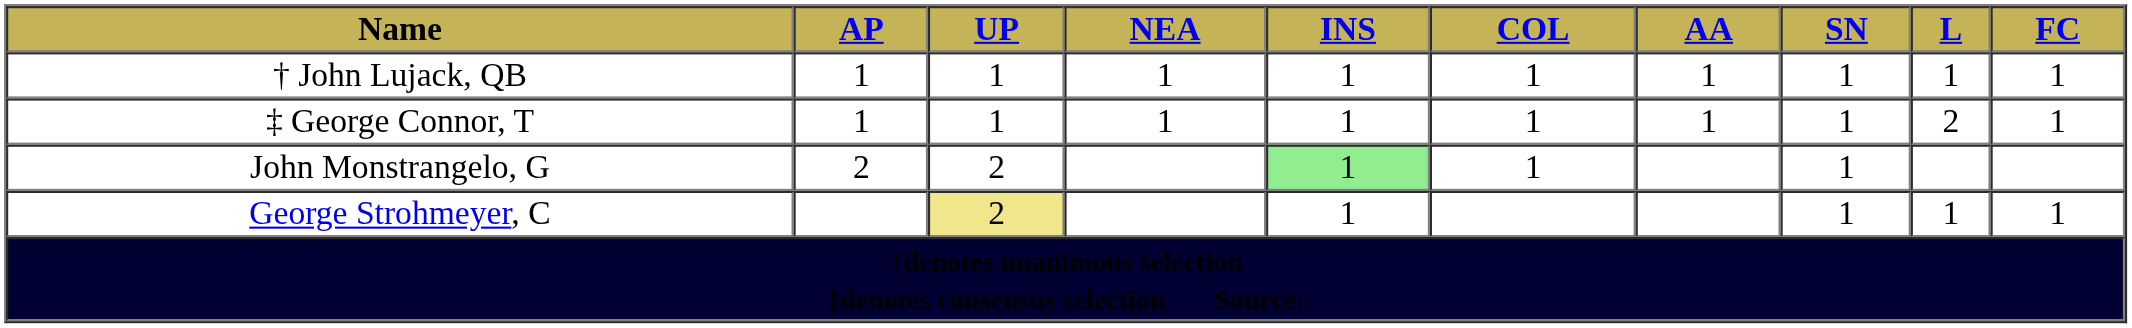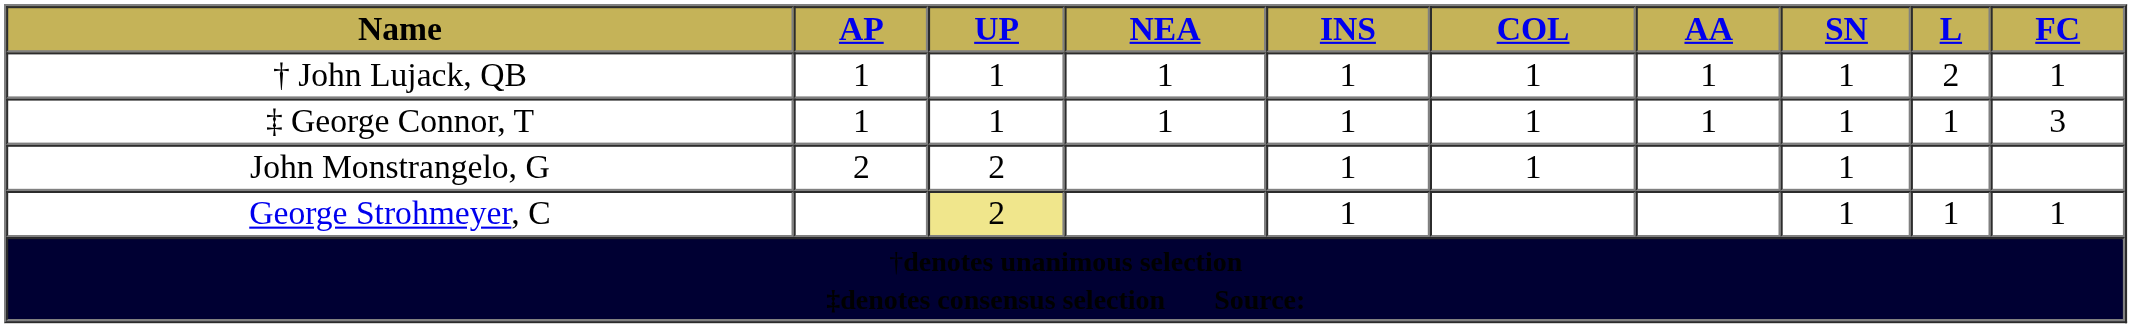(1951, 74) 1 -> (1951, 74) 2
(1951, 121) 2 -> (1951, 121) 1
(2058, 121) 1 -> (2058, 121) 3
(1348, 167) lightgreen background -> (1348, 167) no background
